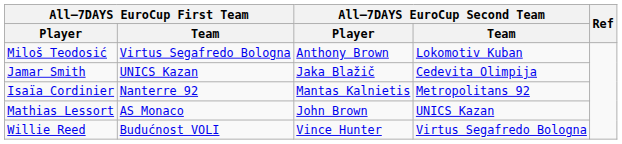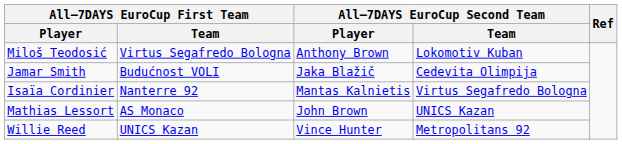(159, 72) UNICS Kazan -> (170, 72) Budućnost VOLI
(473, 91) Metropolitans 92 -> (501, 91) Virtus Segafredo Bologna
(170, 130) Budućnost VOLI -> (159, 130) UNICS Kazan
(501, 130) Virtus Segafredo Bologna -> (473, 130) Metropolitans 92
